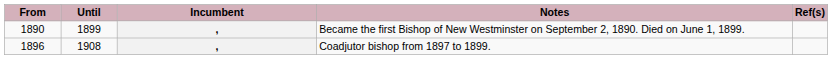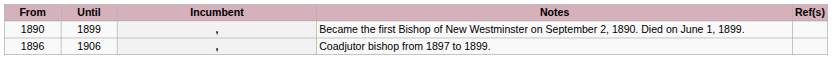(89, 46) 1908 -> (89, 46) 1906
